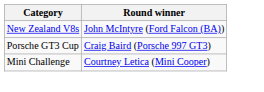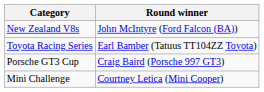+ row: (50, 45)
